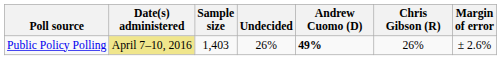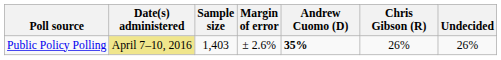columns swapped: (475, 20) <-> (266, 26)
(310, 45) 49% -> (296, 45) 35%
